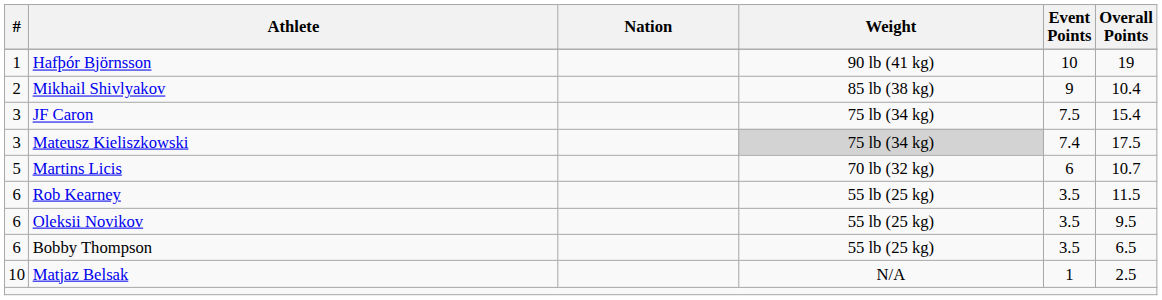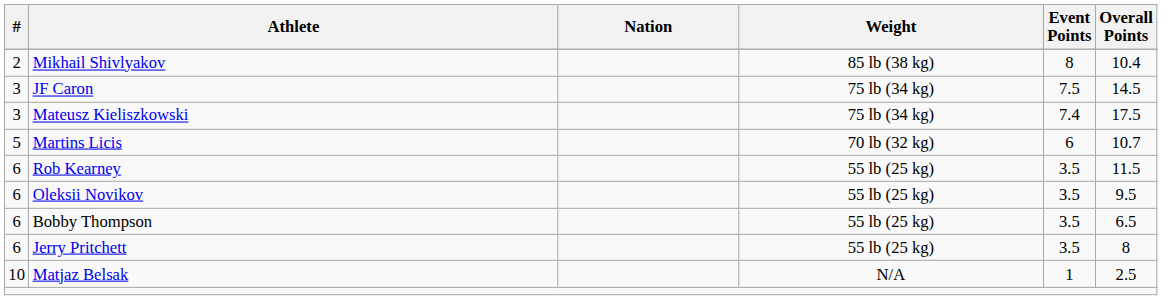- row: (17, 62)
(1069, 89) 9 -> (1069, 62) 8
(1126, 115) 15.4 -> (1126, 89) 14.5
(891, 141) lightgrey background -> (891, 115) no background
+ row: (17, 247)
